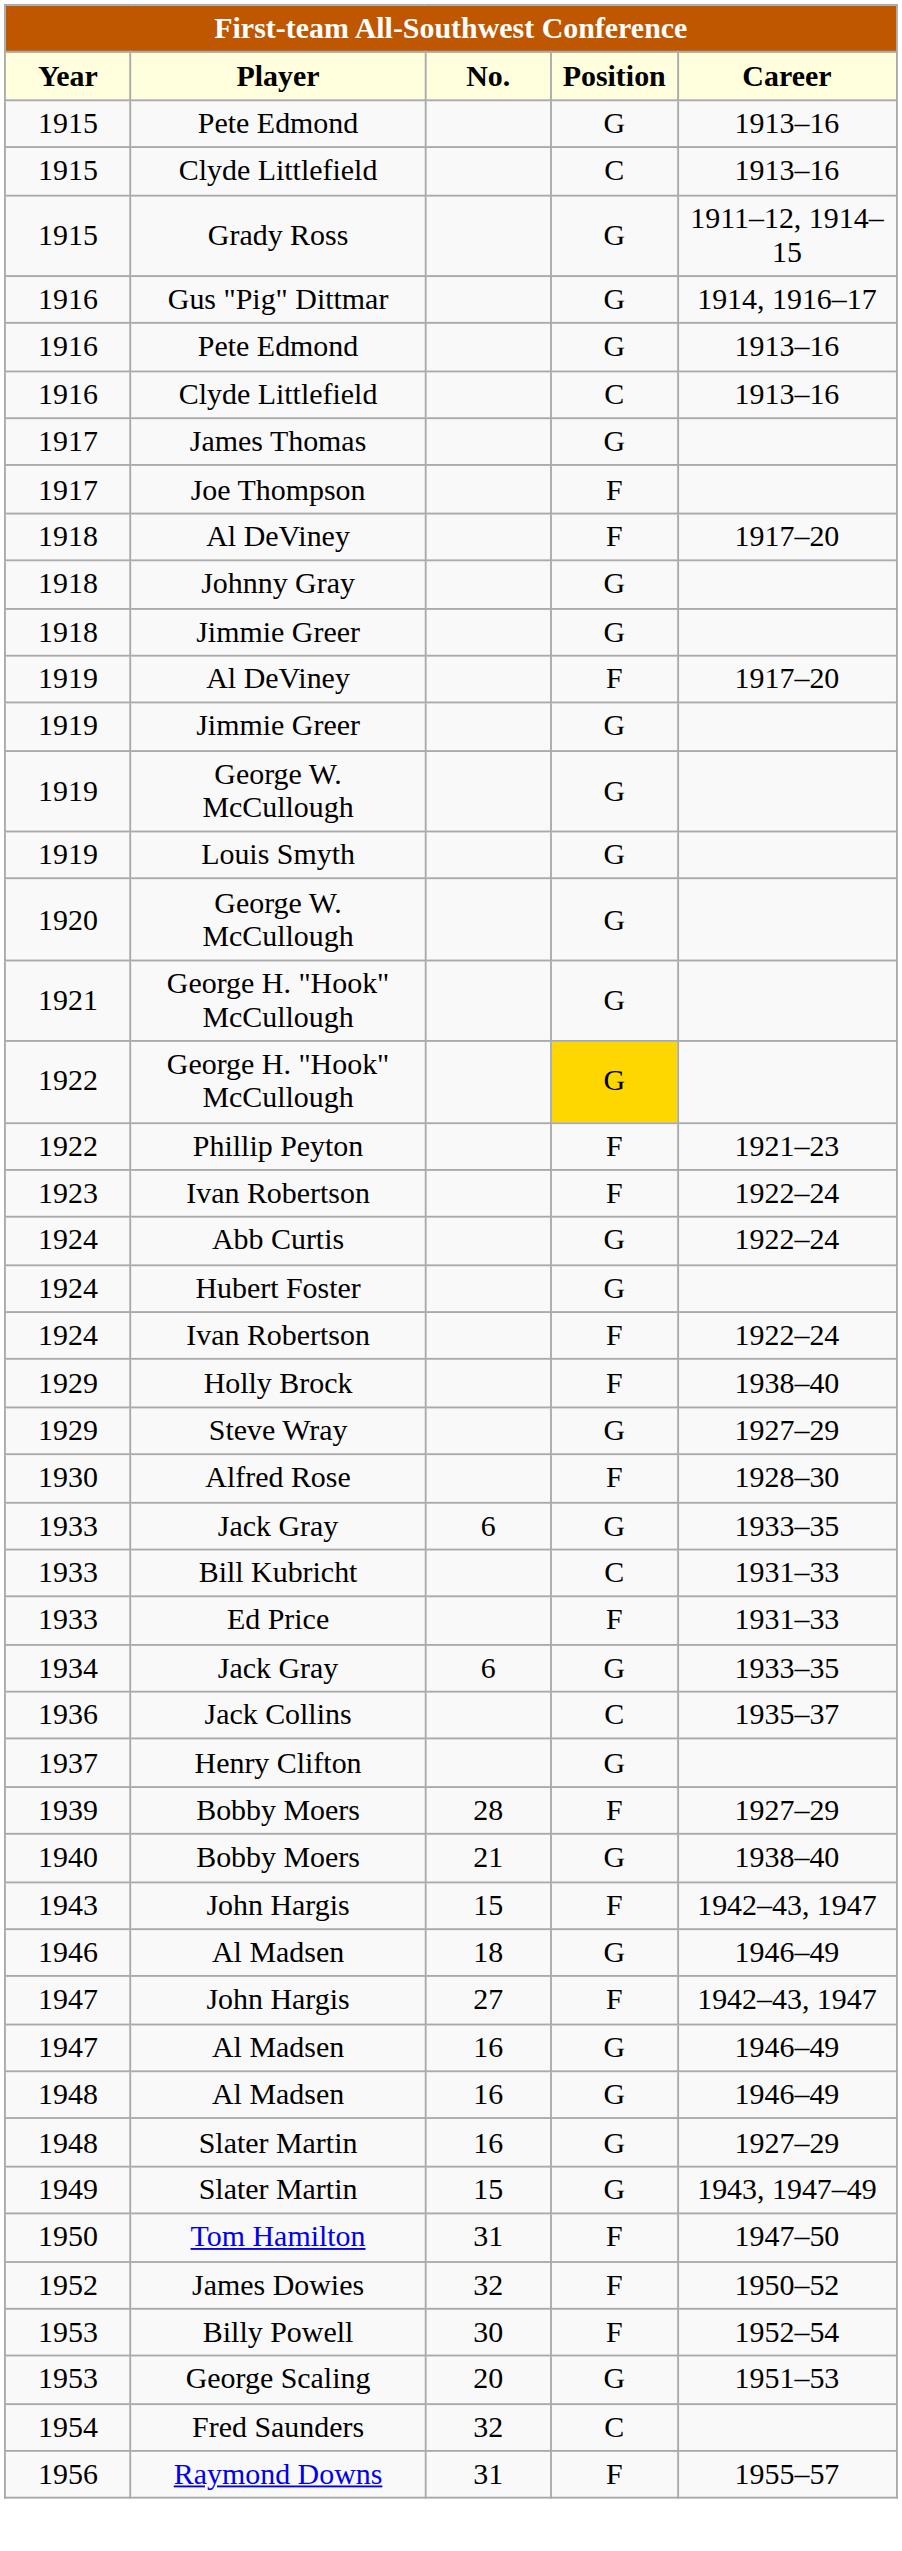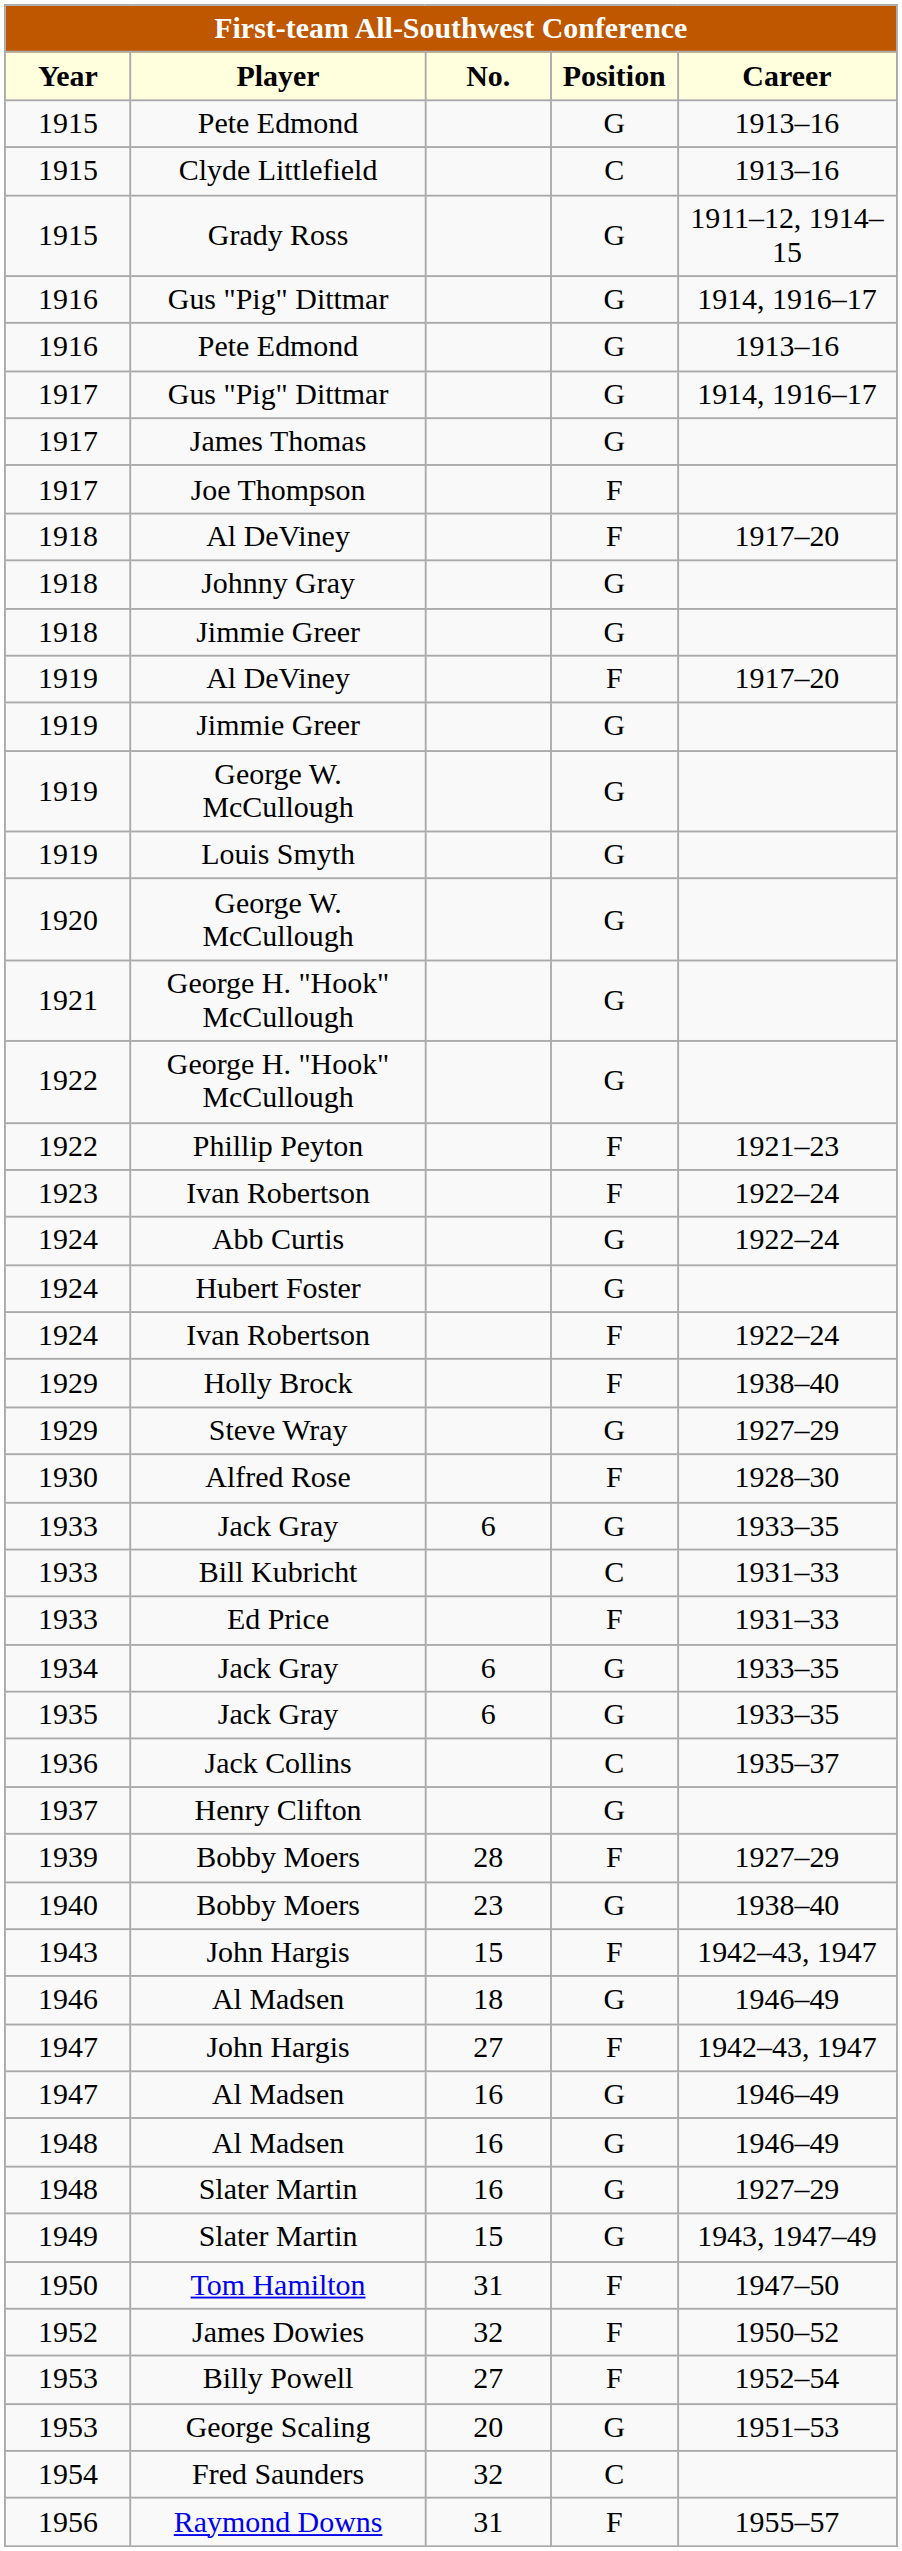- row: (68, 394)
+ row: (68, 394)
(614, 1081) gold background -> (614, 1081) no background
+ row: (68, 1714)
(488, 1857) 21 -> (488, 1904) 23
(488, 2331) 30 -> (488, 2379) 27
